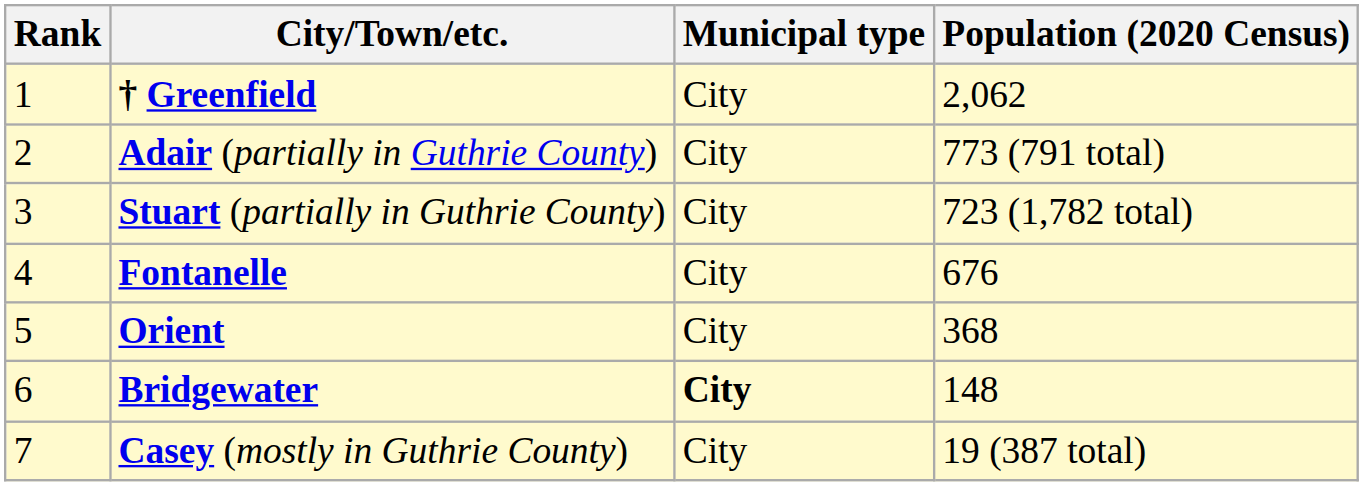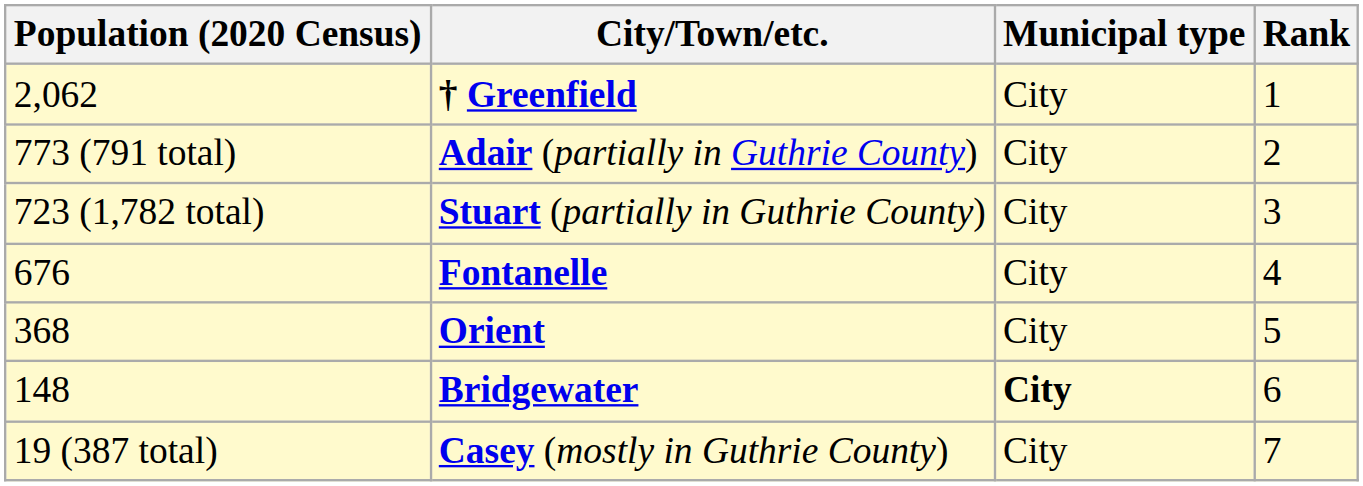columns swapped: (58, 34) <-> (1146, 34)
